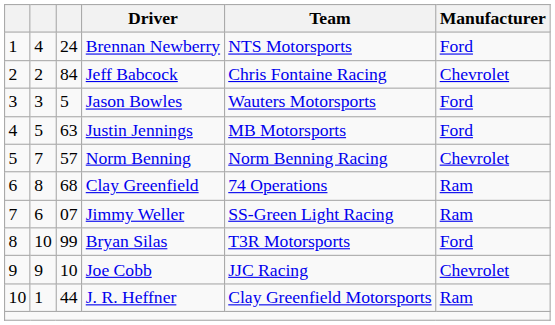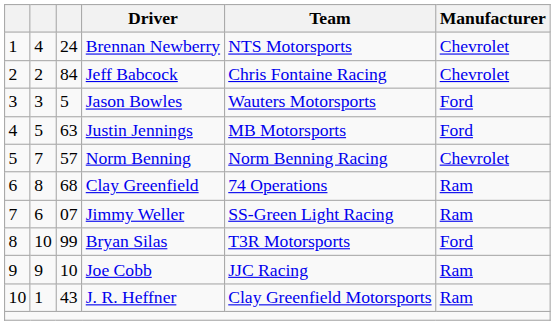(456, 46) Ford -> (474, 46) Chevrolet
(474, 269) Chevrolet -> (456, 269) Ram
(69, 297) 44 -> (69, 297) 43
